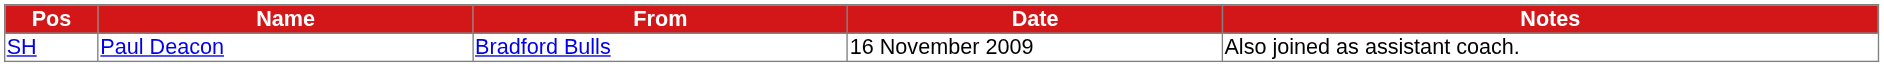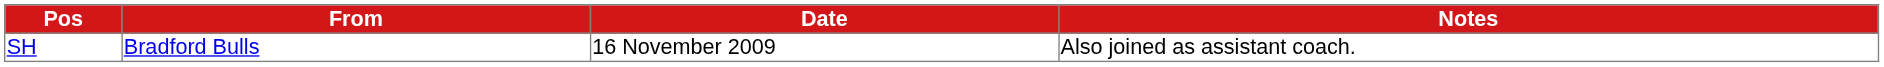- column: (286, 18)
